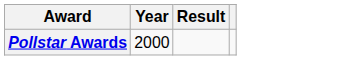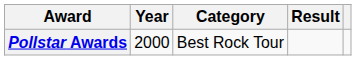+ column: (230, 17)
